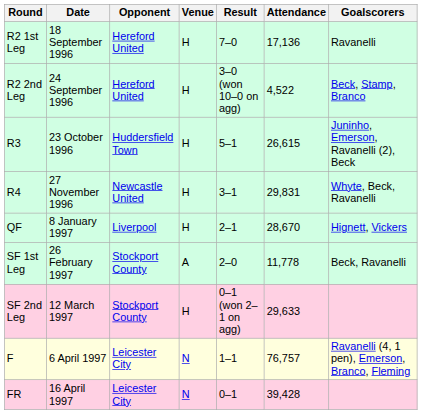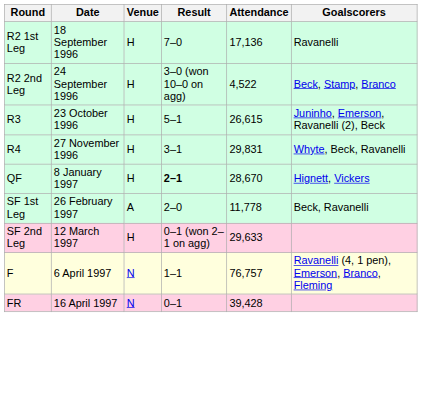- column: (145, 13)
(228, 227) normal -> (173, 178) bold
